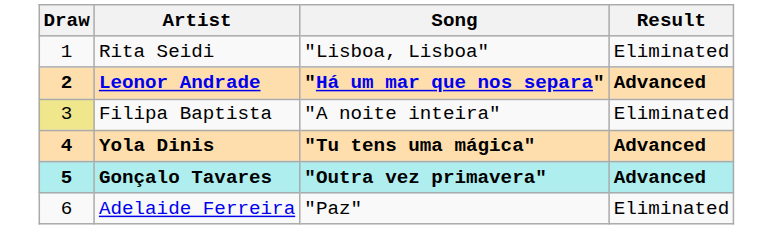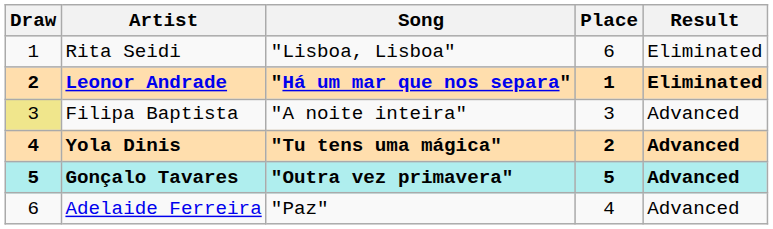+ column: (609, 20)
(660, 83) Advanced -> (705, 83) Eliminated
(671, 114) Eliminated -> (693, 114) Advanced
(671, 209) Eliminated -> (693, 209) Advanced
